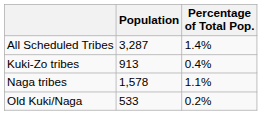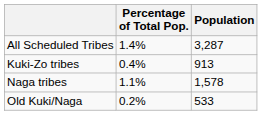columns swapped: (149, 20) <-> (220, 20)
